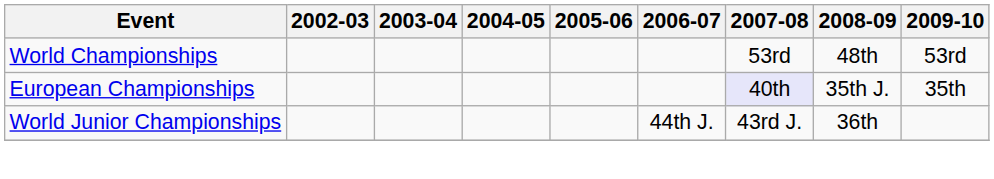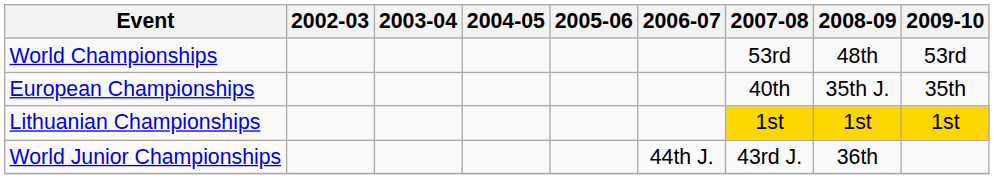(770, 88) lavender background -> (770, 88) no background
+ row: (135, 122)
